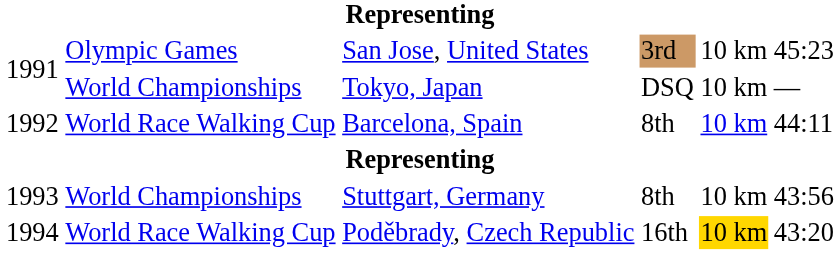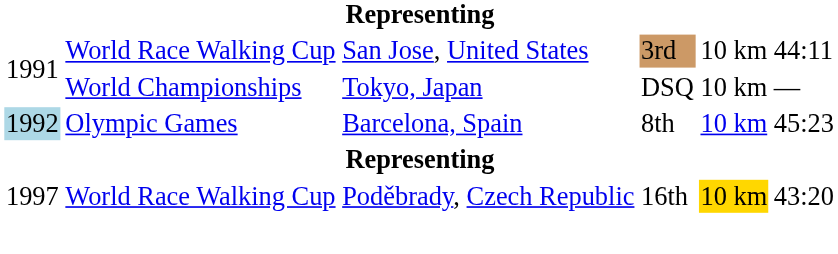(151, 50) Olympic Games -> (200, 50) World Race Walking Cup
(804, 50) 45:23 -> (803, 50) 44:11
(32, 123) no background -> (32, 123) lightblue background
(200, 123) World Race Walking Cup -> (151, 123) Olympic Games
(803, 123) 44:11 -> (804, 123) 45:23
- row: (443, 195)
(32, 232) 1994 -> (32, 195) 1997
